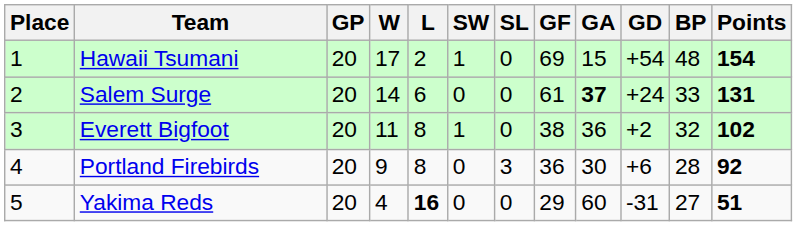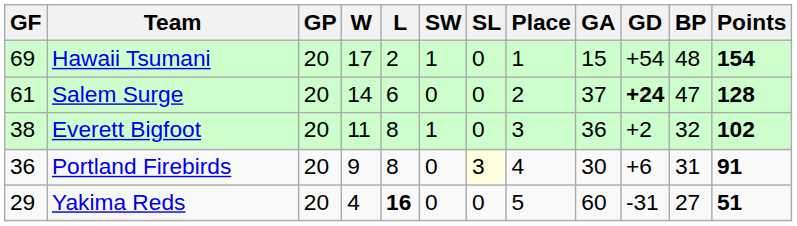columns swapped: (40, 22) <-> (555, 22)
(594, 94) bold -> (594, 94) normal
(645, 94) normal -> (645, 94) bold
(688, 94) 33 -> (688, 94) 47
(736, 94) 131 -> (736, 94) 128
(506, 166) no background -> (478, 166) lightyellow background
(688, 166) 28 -> (688, 166) 31
(730, 166) 92 -> (730, 166) 91
